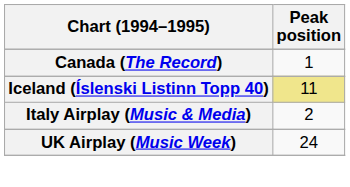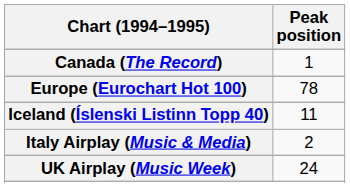+ row: (139, 89)
(309, 89) khaki background -> (309, 115) no background
